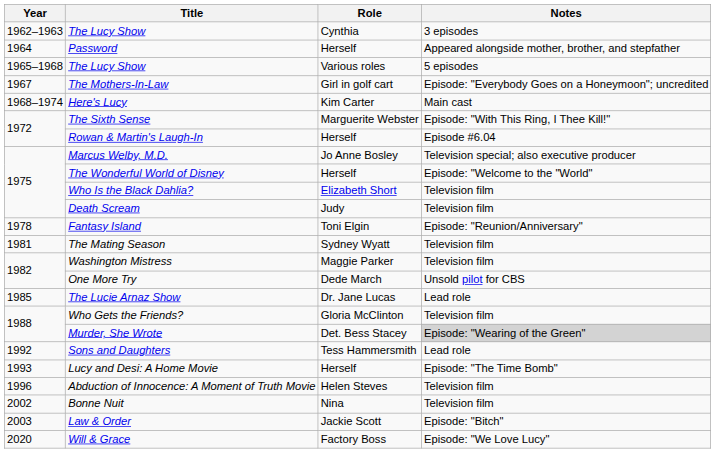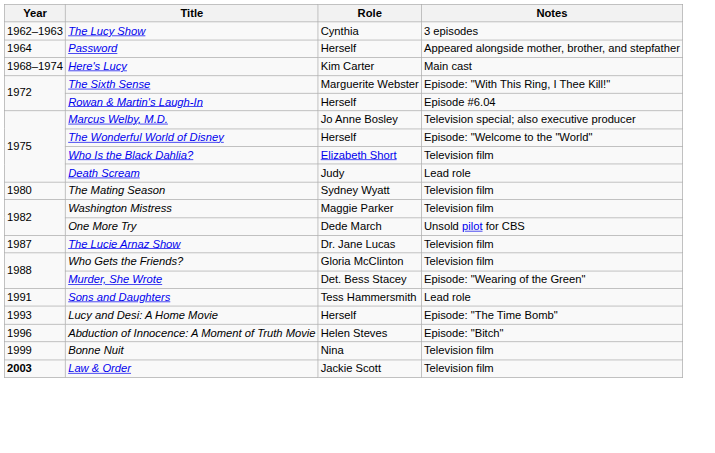- row: (107, 66)
- row: (118, 84)
(459, 208) Television film -> (447, 173) Lead role
- row: (105, 226)
(19, 244) 1981 -> (19, 191) 1980
(19, 297) 1985 -> (19, 244) 1987
(447, 297) Lead role -> (459, 244) Television film
(505, 333) lightgrey background -> (505, 279) no background
(19, 350) 1992 -> (19, 297) 1991
(459, 386) Television film -> (464, 333) Episode: "Bitch"
(19, 404) 2002 -> (19, 350) 1999
(19, 421) normal -> (19, 368) bold
(464, 421) Episode: "Bitch" -> (459, 368) Television film
- row: (99, 439)
